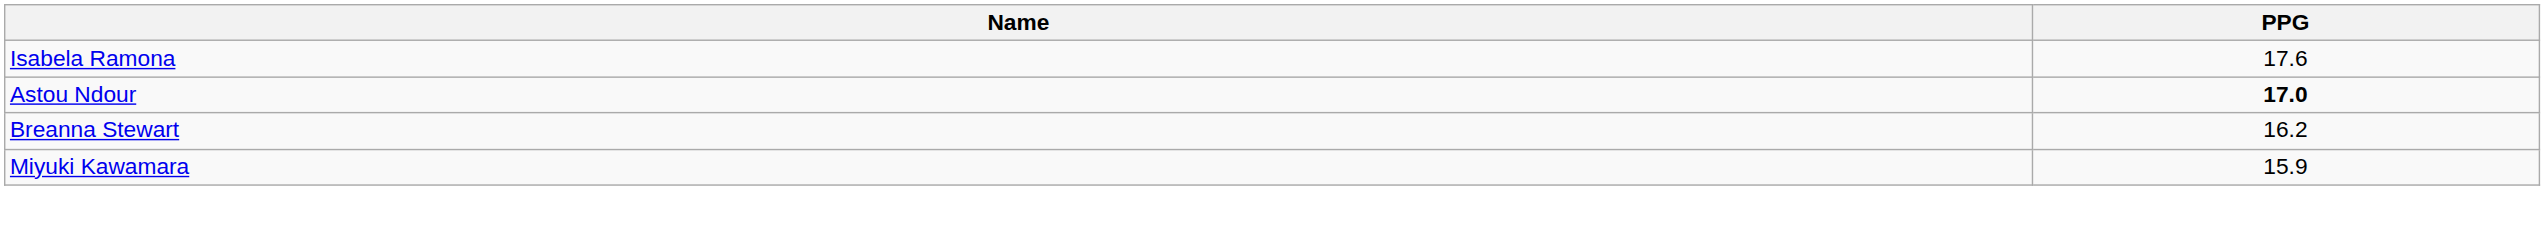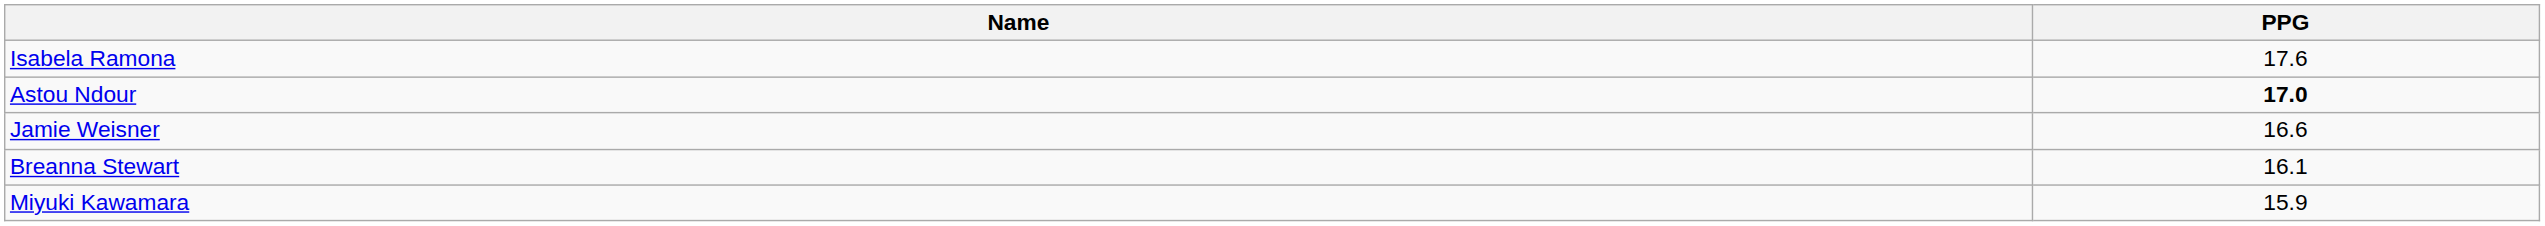+ row: (85, 130)
(2285, 130) 16.2 -> (2285, 166) 16.1
